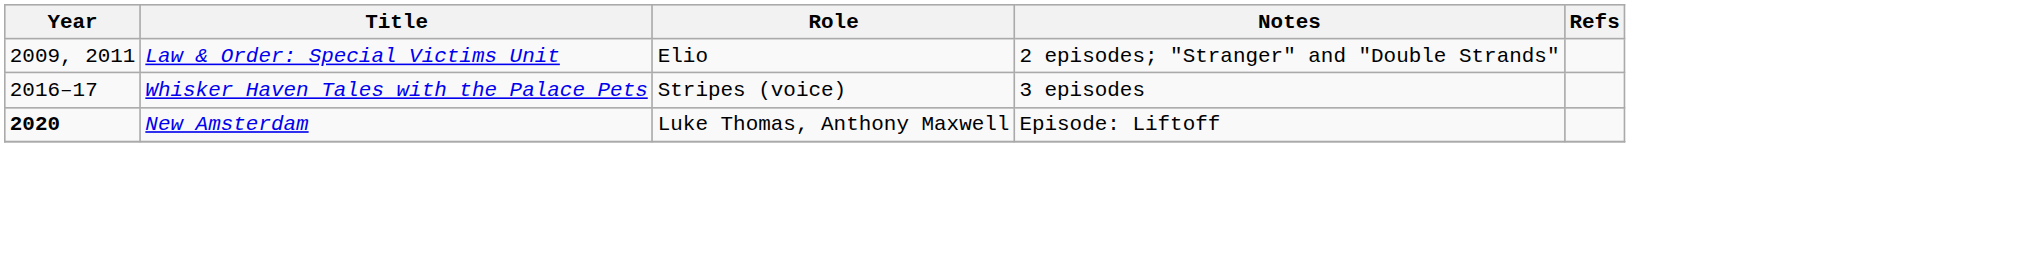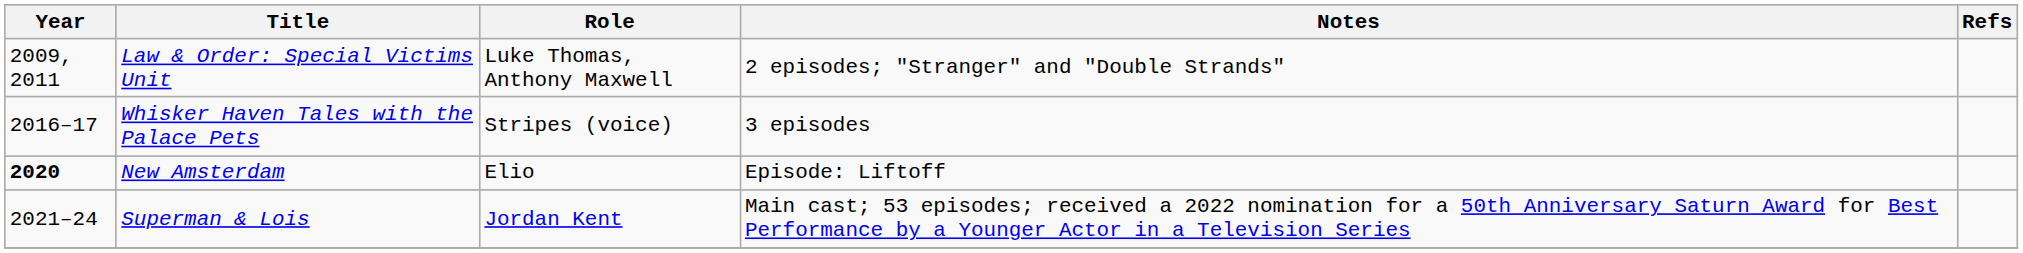(683, 56) Elio -> (579, 68) Luke Thomas, Anthony Maxwell
(834, 124) Luke Thomas, Anthony Maxwell -> (510, 172) Elio
+ row: (215, 219)
